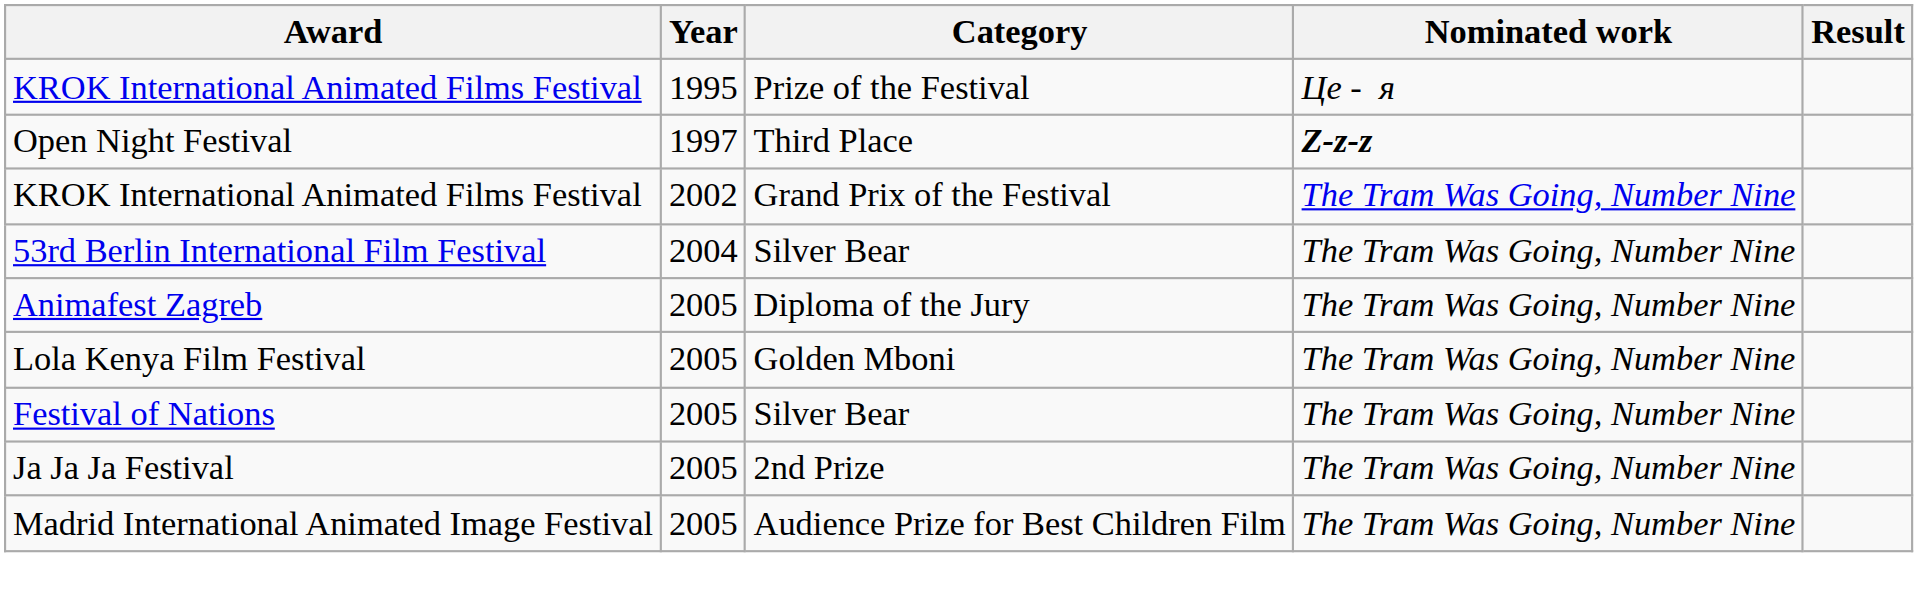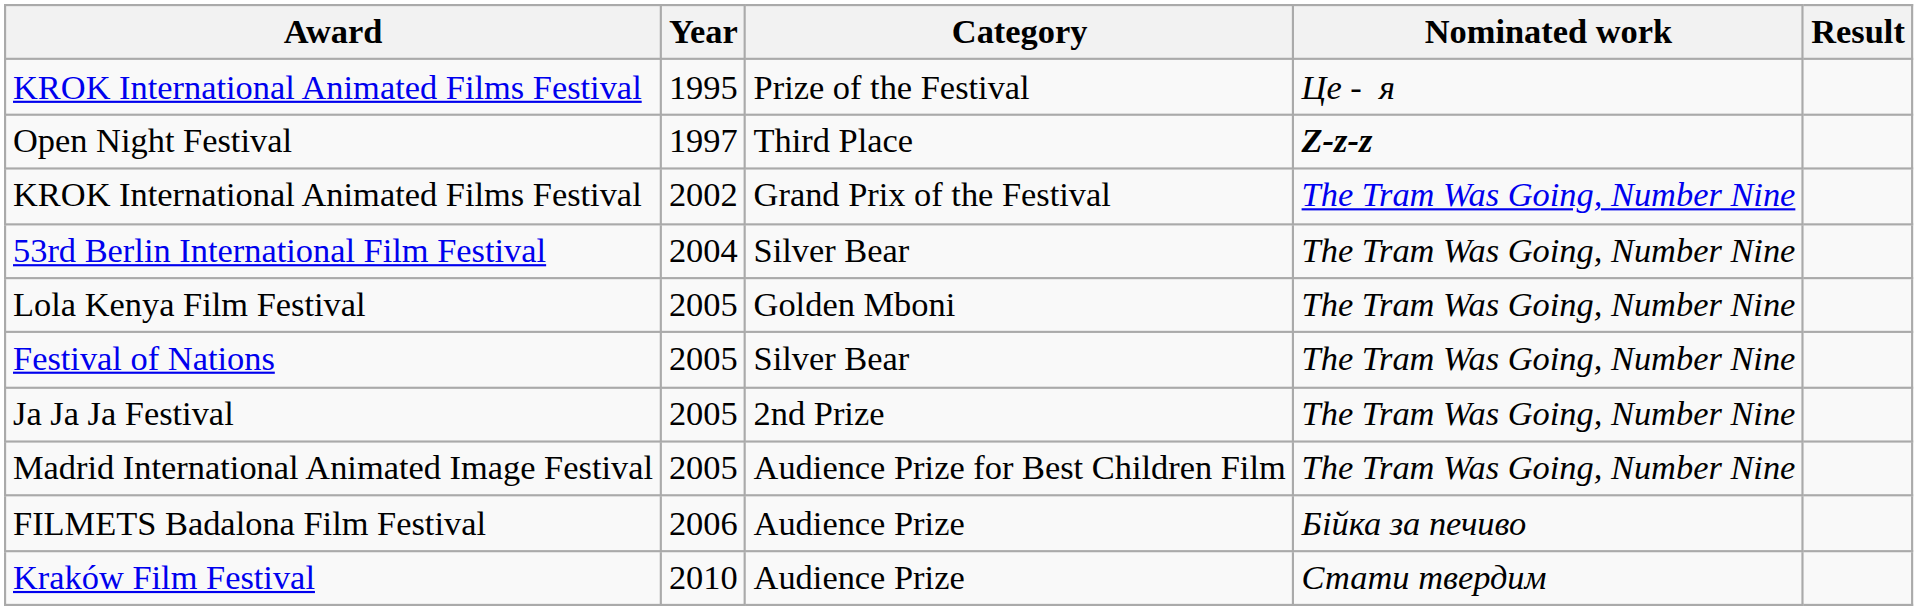- row: (138, 304)
+ row: (250, 522)
+ row: (164, 577)
